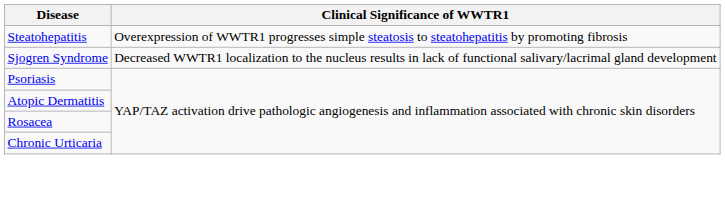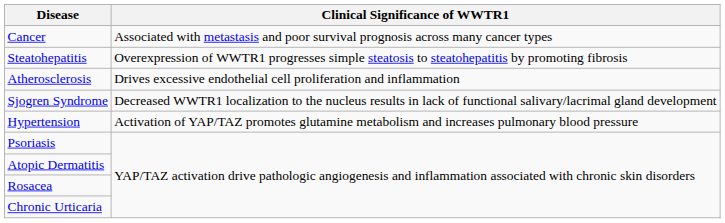+ row: (27, 36)
+ row: (49, 79)
+ row: (44, 121)
